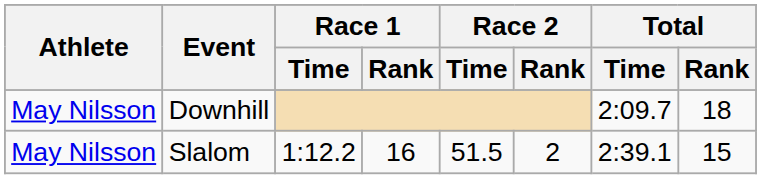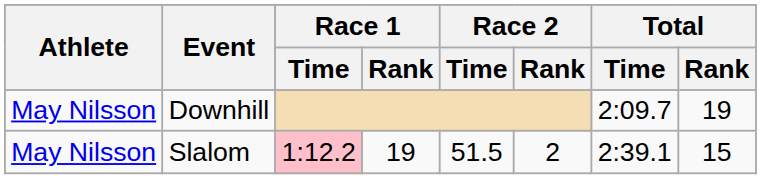(717, 111) 18 -> (717, 111) 19
(319, 153) no background -> (319, 153) pink background
(401, 153) 16 -> (401, 153) 19
